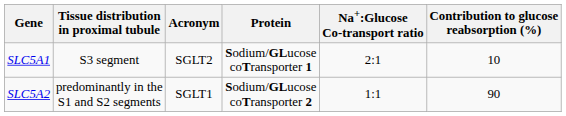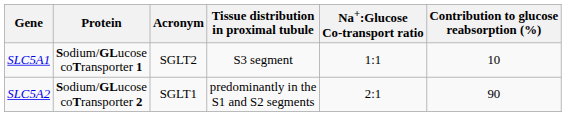columns swapped: (271, 23) <-> (109, 23)
(373, 60) 2:1 -> (373, 60) 1:1
(373, 94) 1:1 -> (373, 94) 2:1
